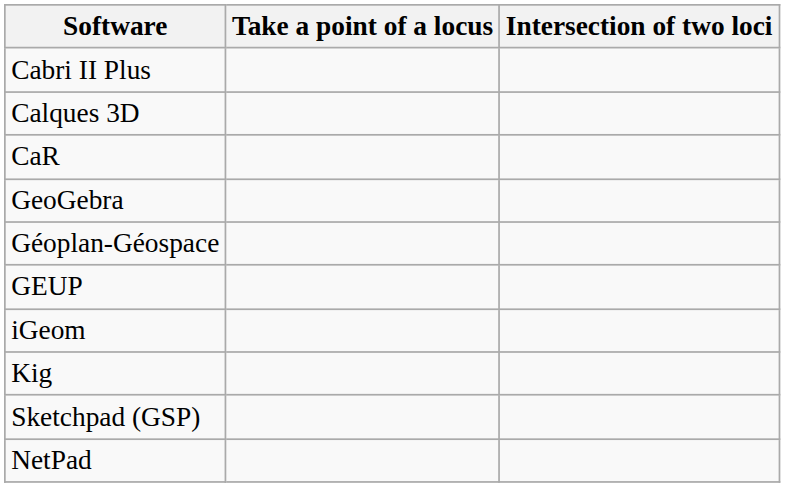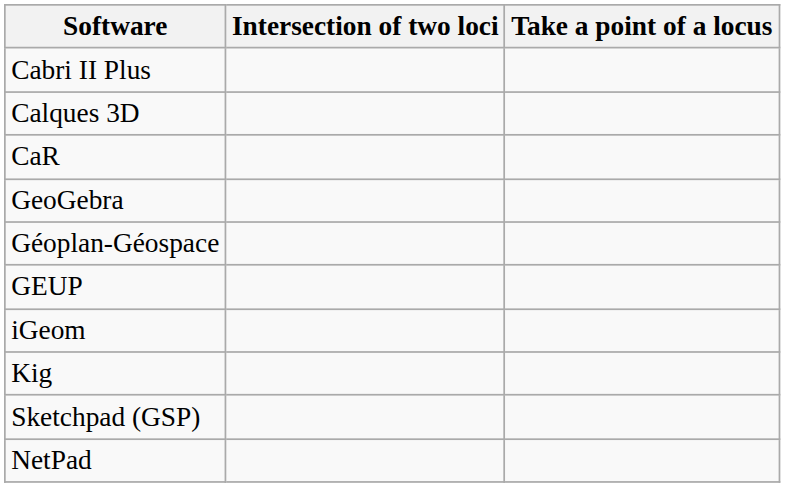columns swapped: (363, 26) <-> (639, 26)
